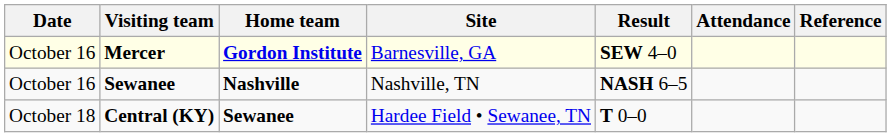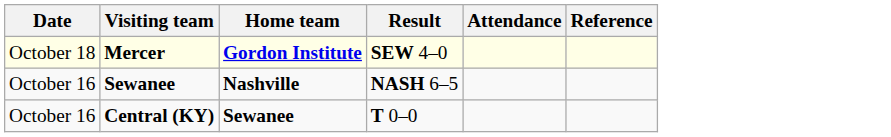- column: (481, 20)
(52, 52) October 16 -> (52, 52) October 18
(52, 116) October 18 -> (52, 116) October 16
